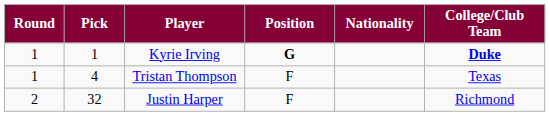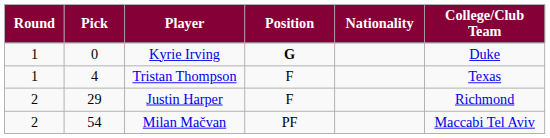(94, 54) 1 -> (94, 54) 0
(485, 54) bold -> (485, 54) normal
(94, 99) 32 -> (94, 99) 29
+ row: (185, 122)
